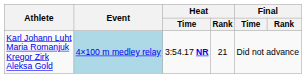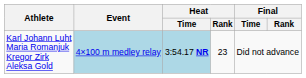(187, 52) no background -> (187, 52) lightblue background
(223, 52) 21 -> (223, 52) 23
